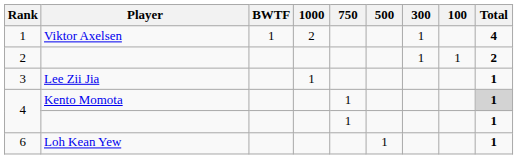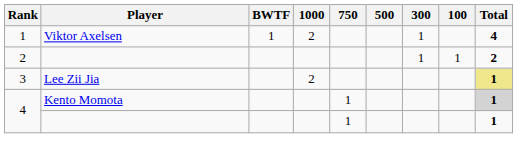(312, 78) 1 -> (312, 78) 2
(494, 78) no background -> (494, 78) khaki background
- row: (23, 142)
